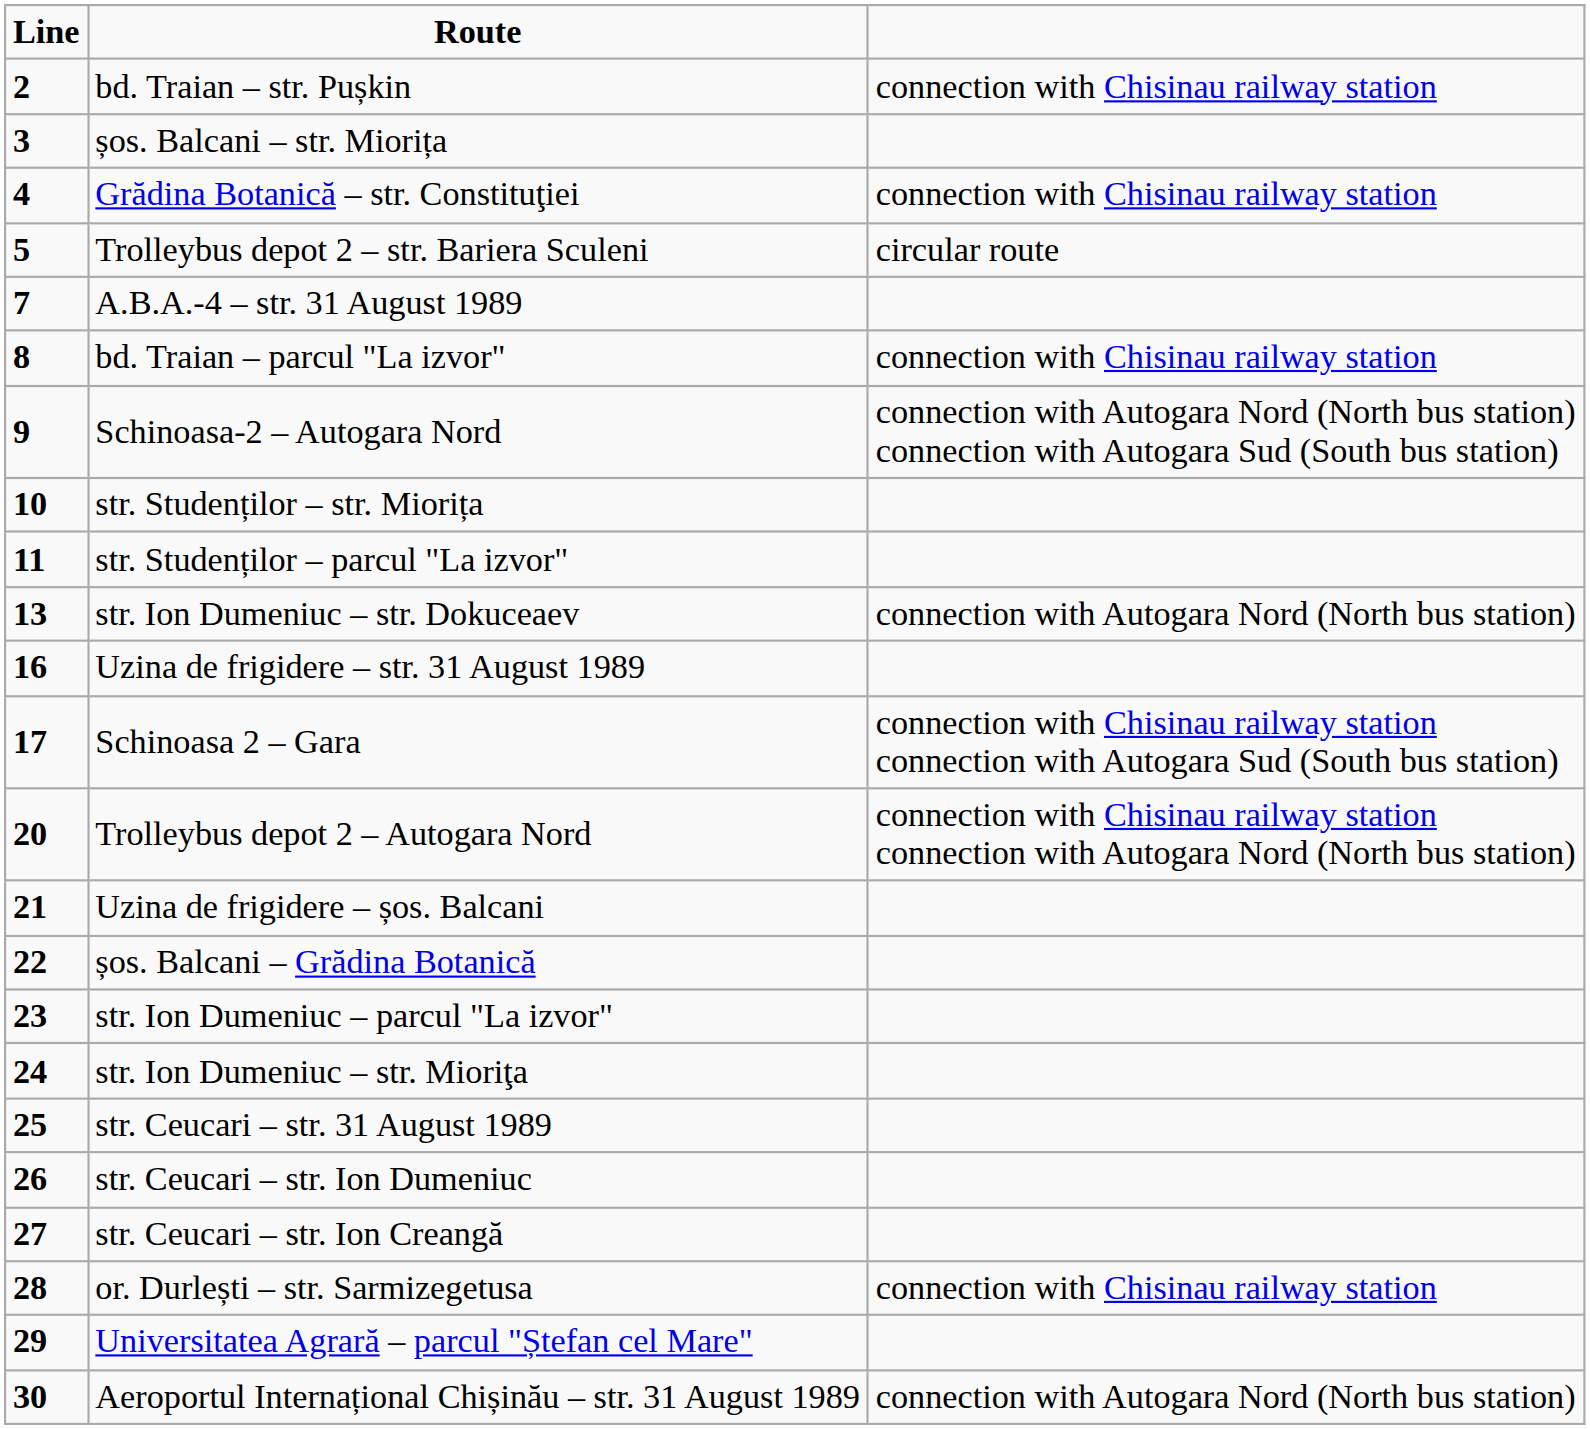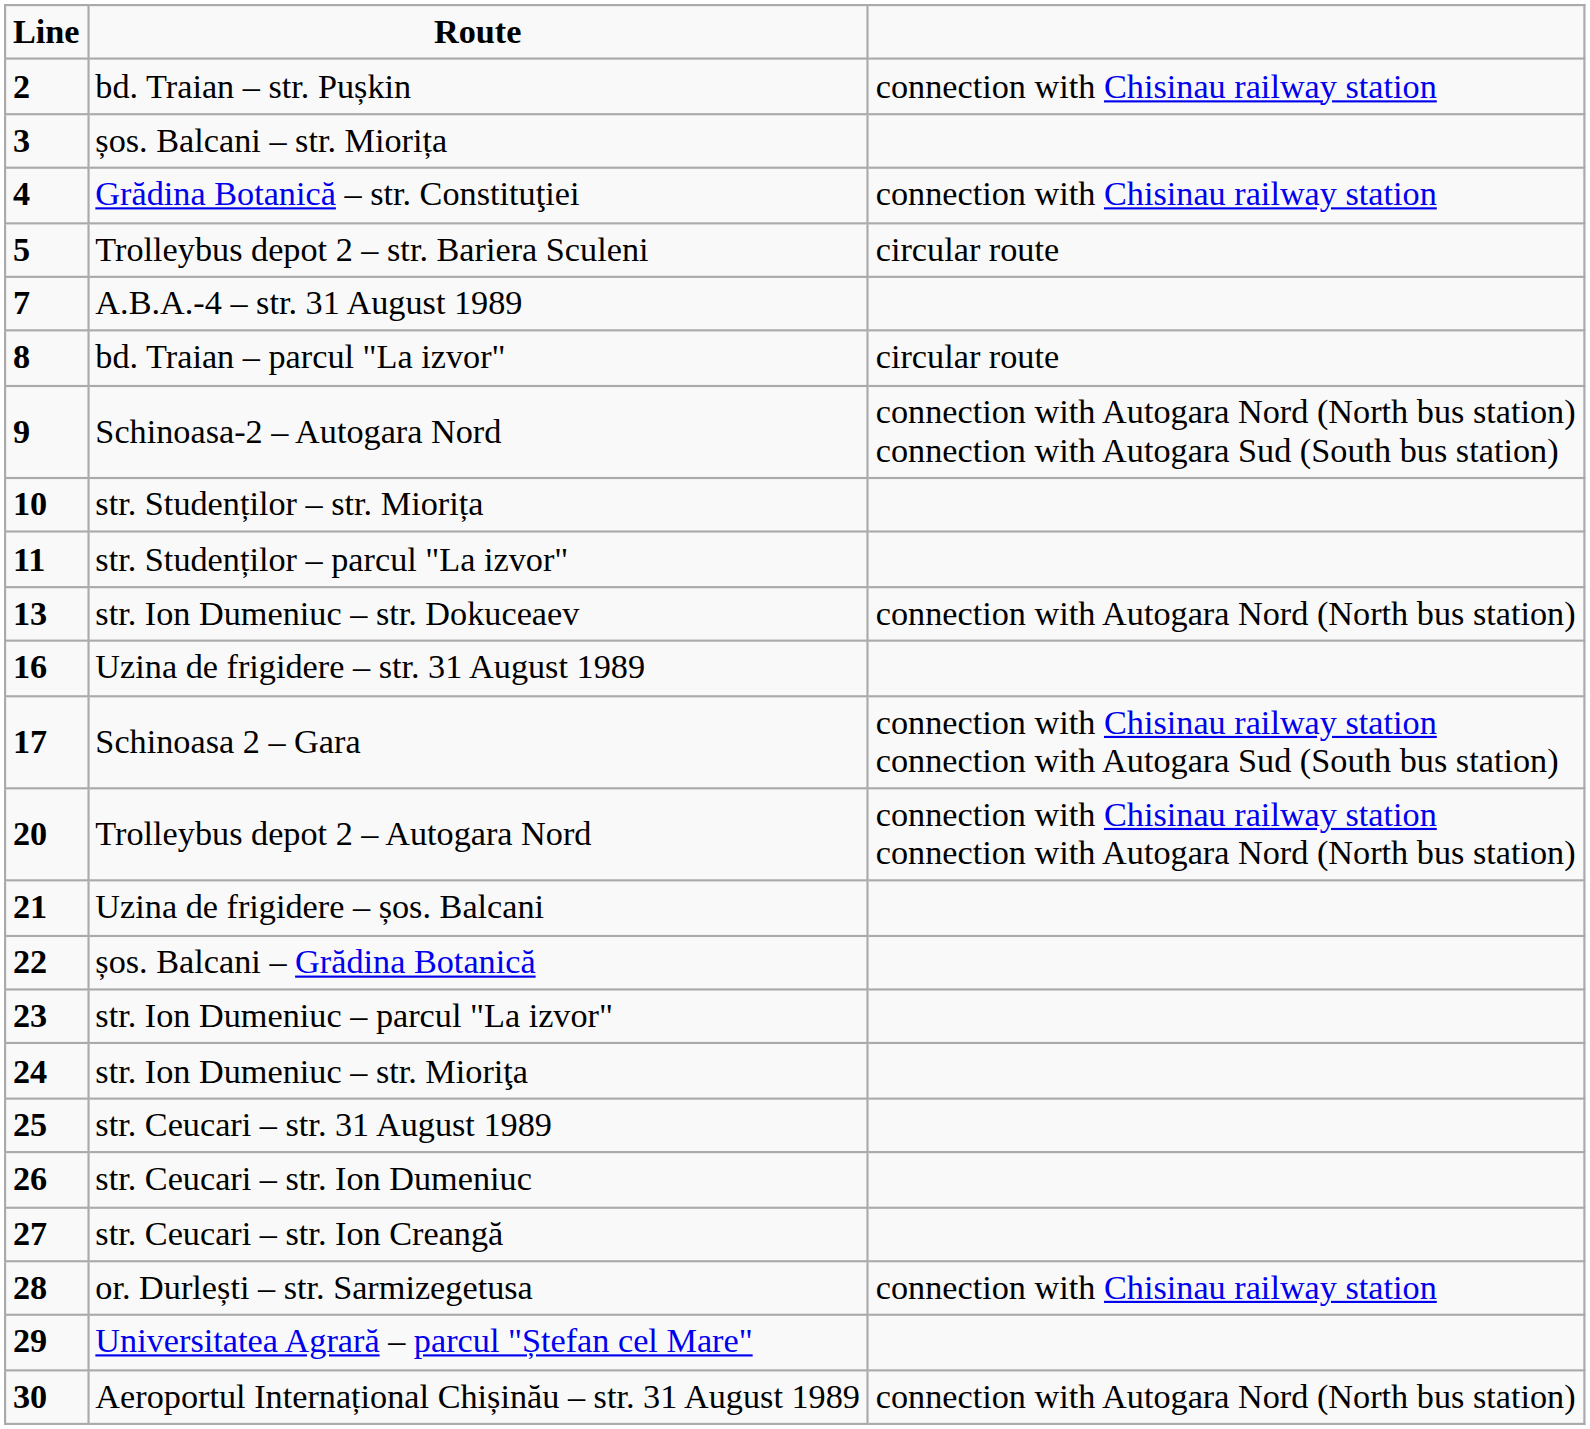(1156, 357) connection with Chisinau railway station -> (967, 357) circular route
